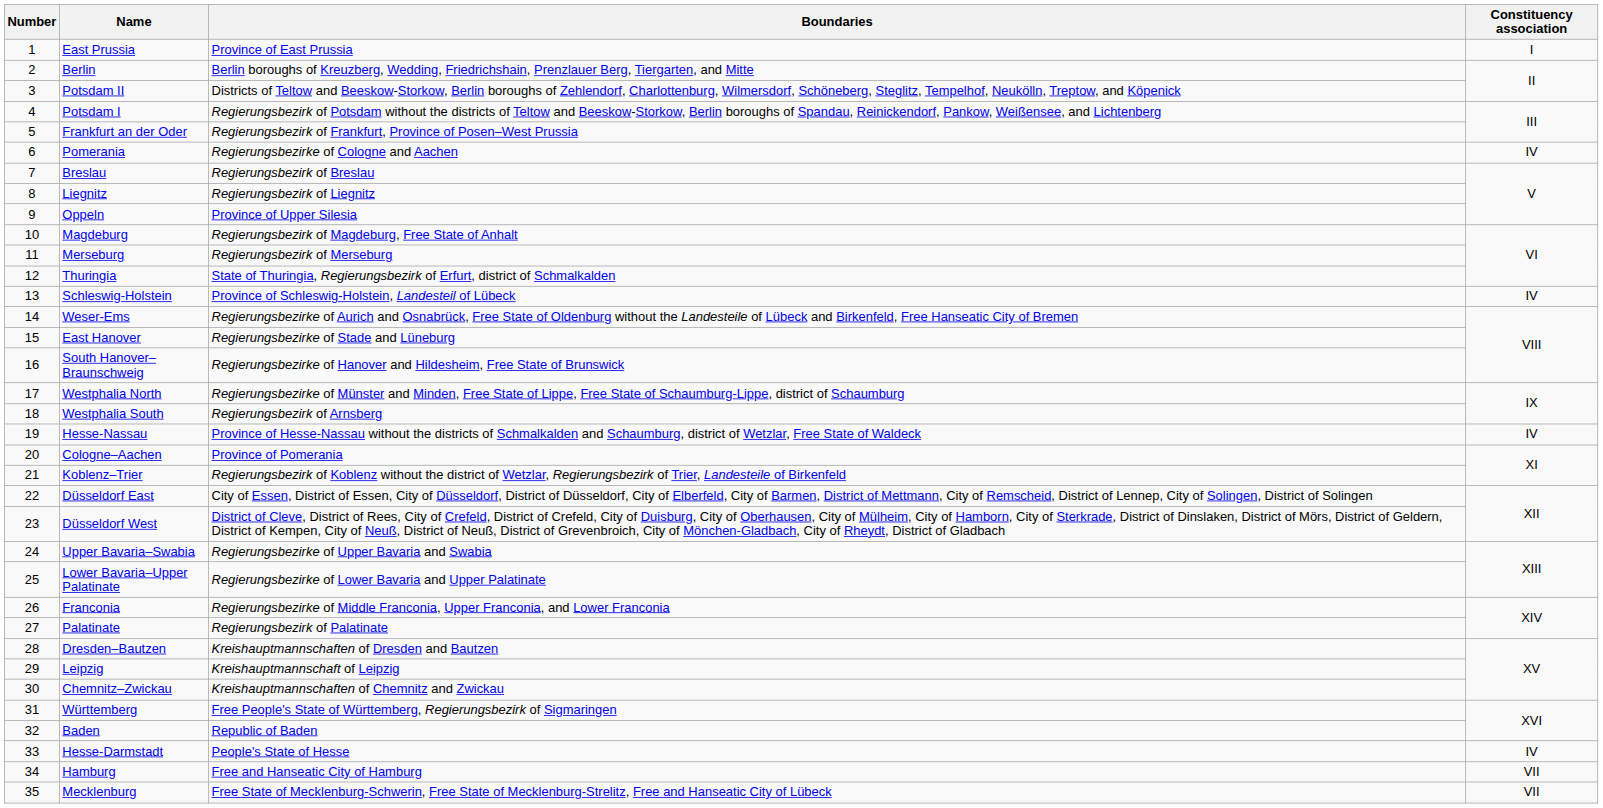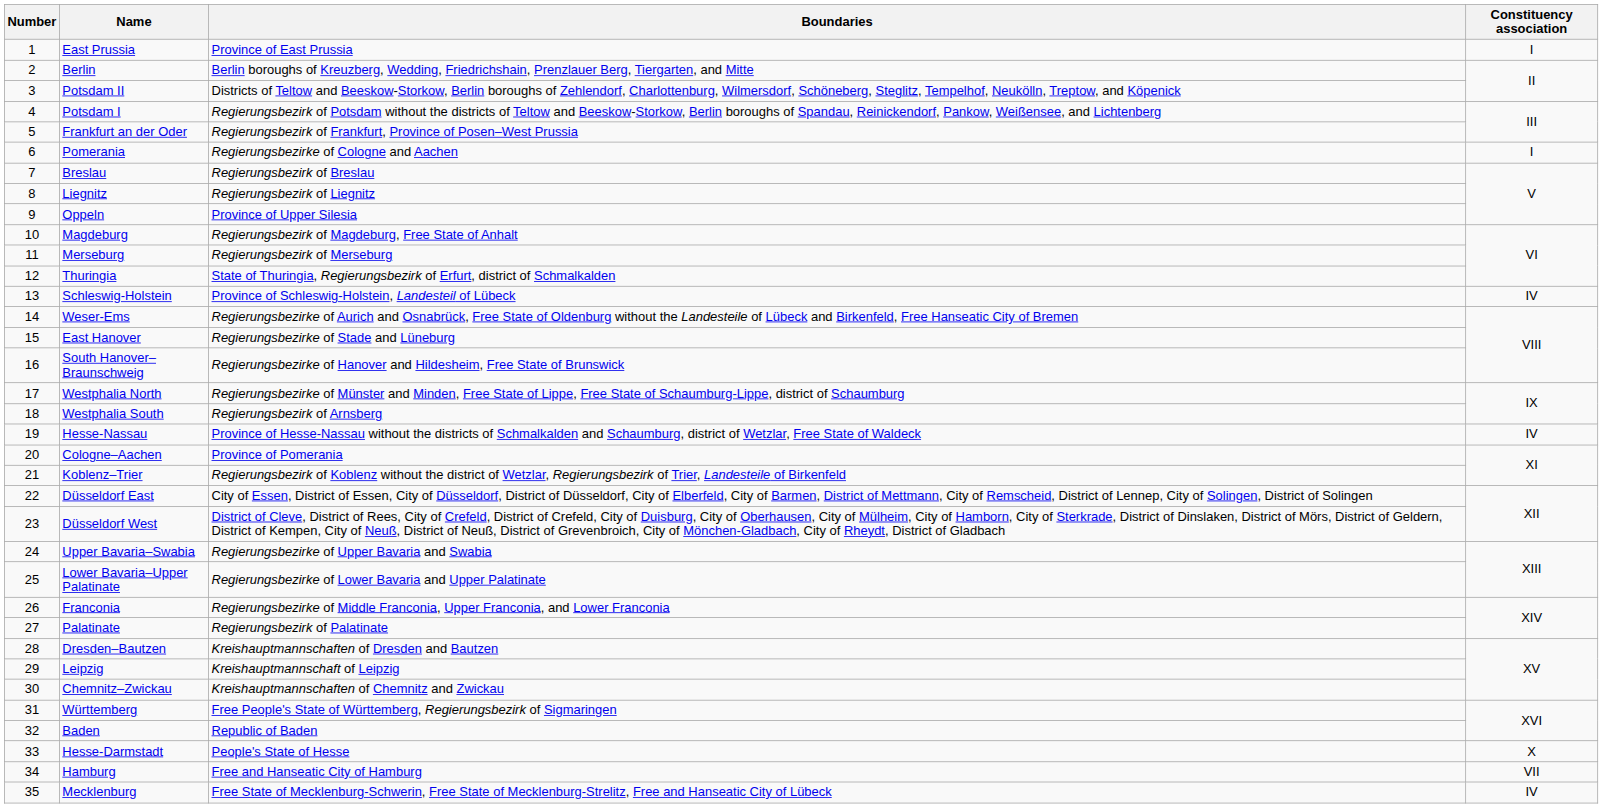(1532, 152) IV -> (1532, 152) I
(1532, 751) IV -> (1532, 751) X
(1532, 792) VII -> (1532, 792) IV
